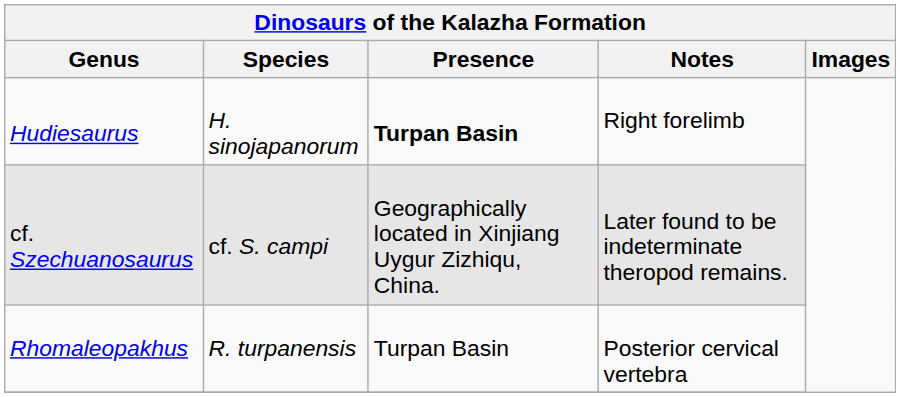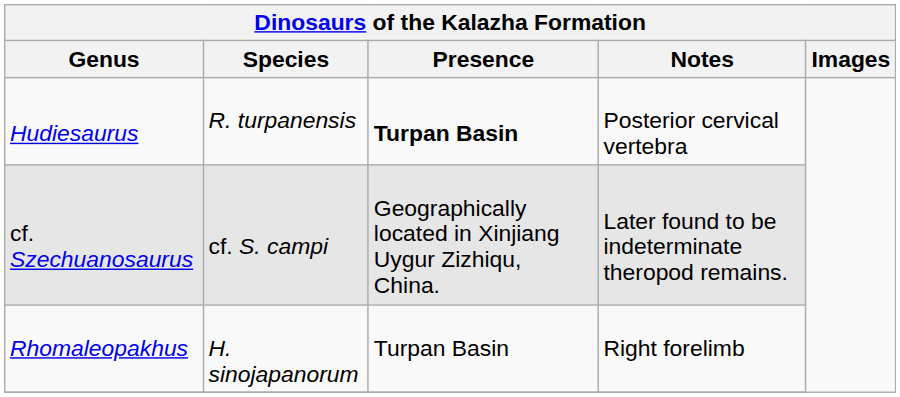(284, 133) H. sinojapanorum -> (282, 120) R. turpanensis
(674, 120) Right forelimb -> (691, 133) Posterior cervical vertebra
(282, 347) R. turpanensis -> (284, 360) H. sinojapanorum
(691, 360) Posterior cervical vertebra -> (674, 347) Right forelimb
